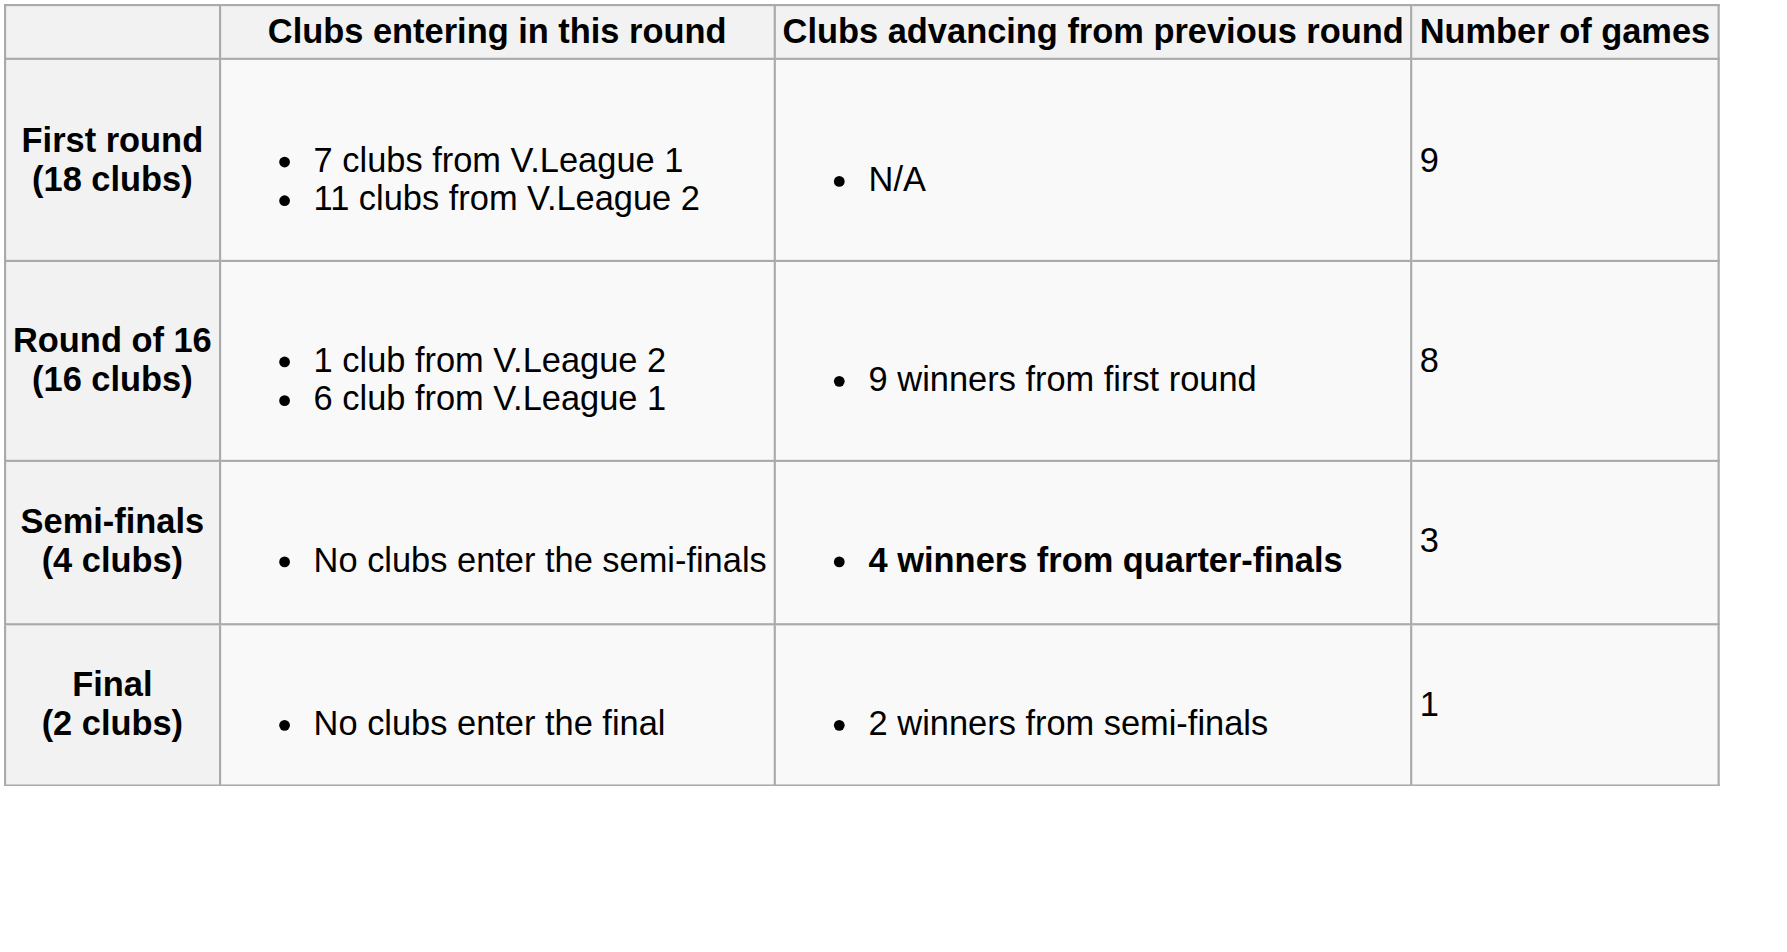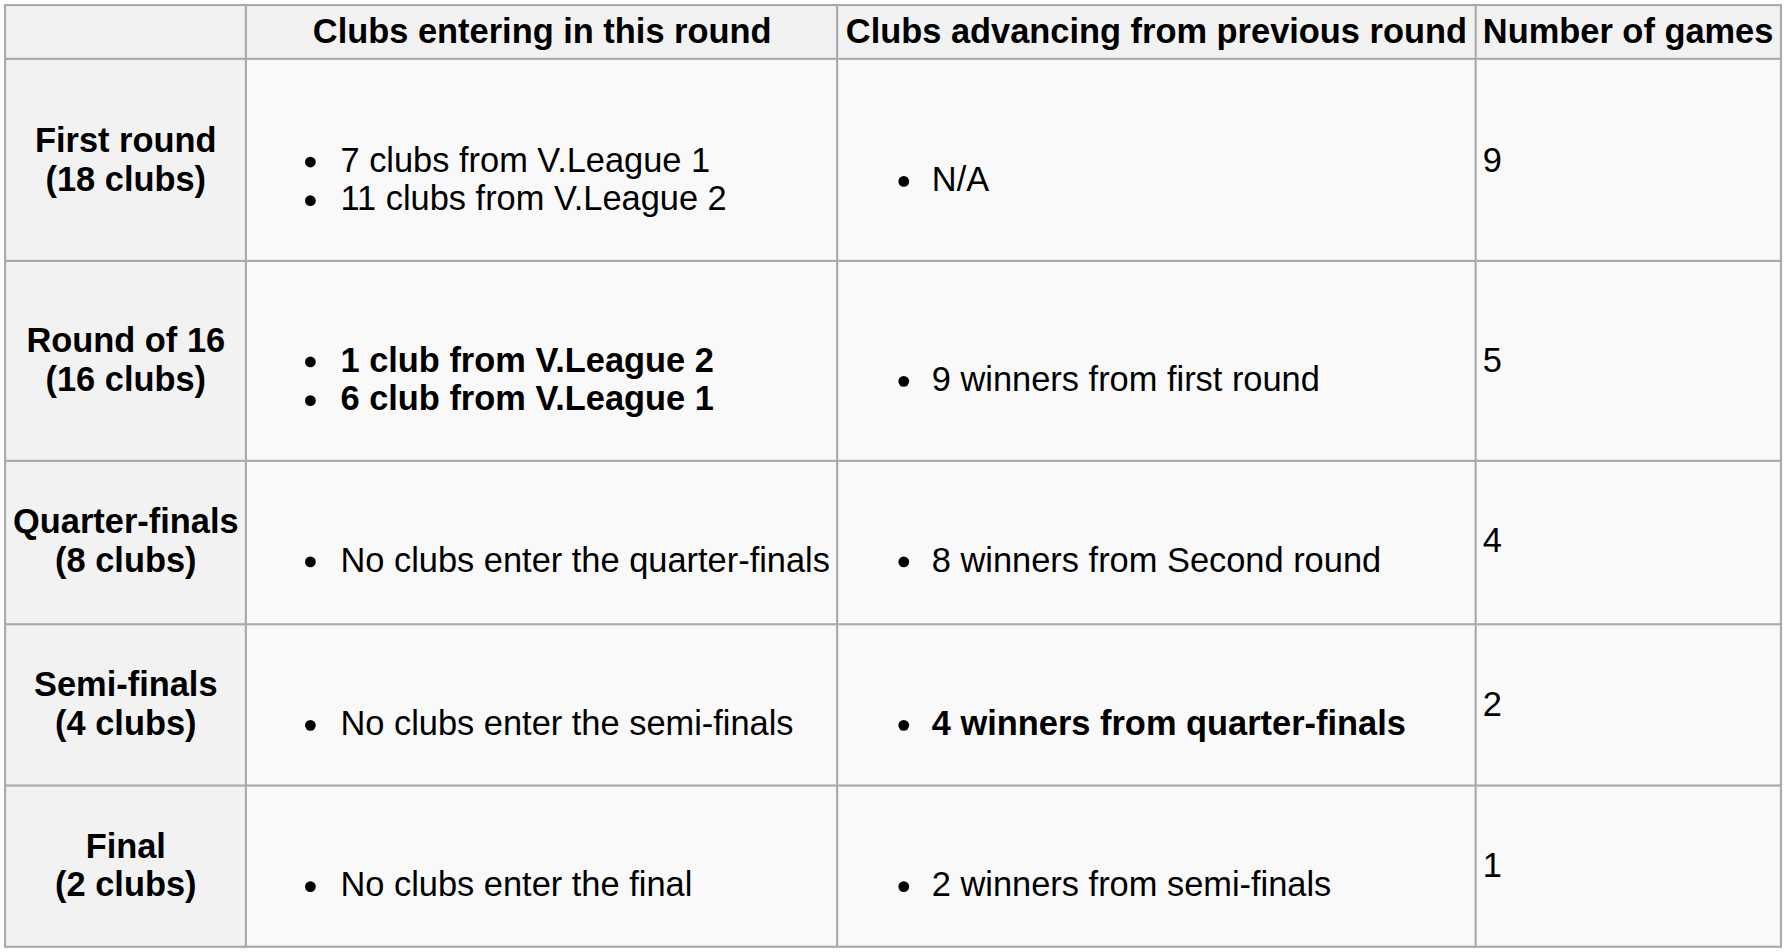(497, 380) normal -> (542, 380) bold
(1429, 360) 8 -> (1492, 360) 5
+ row: (126, 541)
(1429, 541) 3 -> (1492, 703) 2
